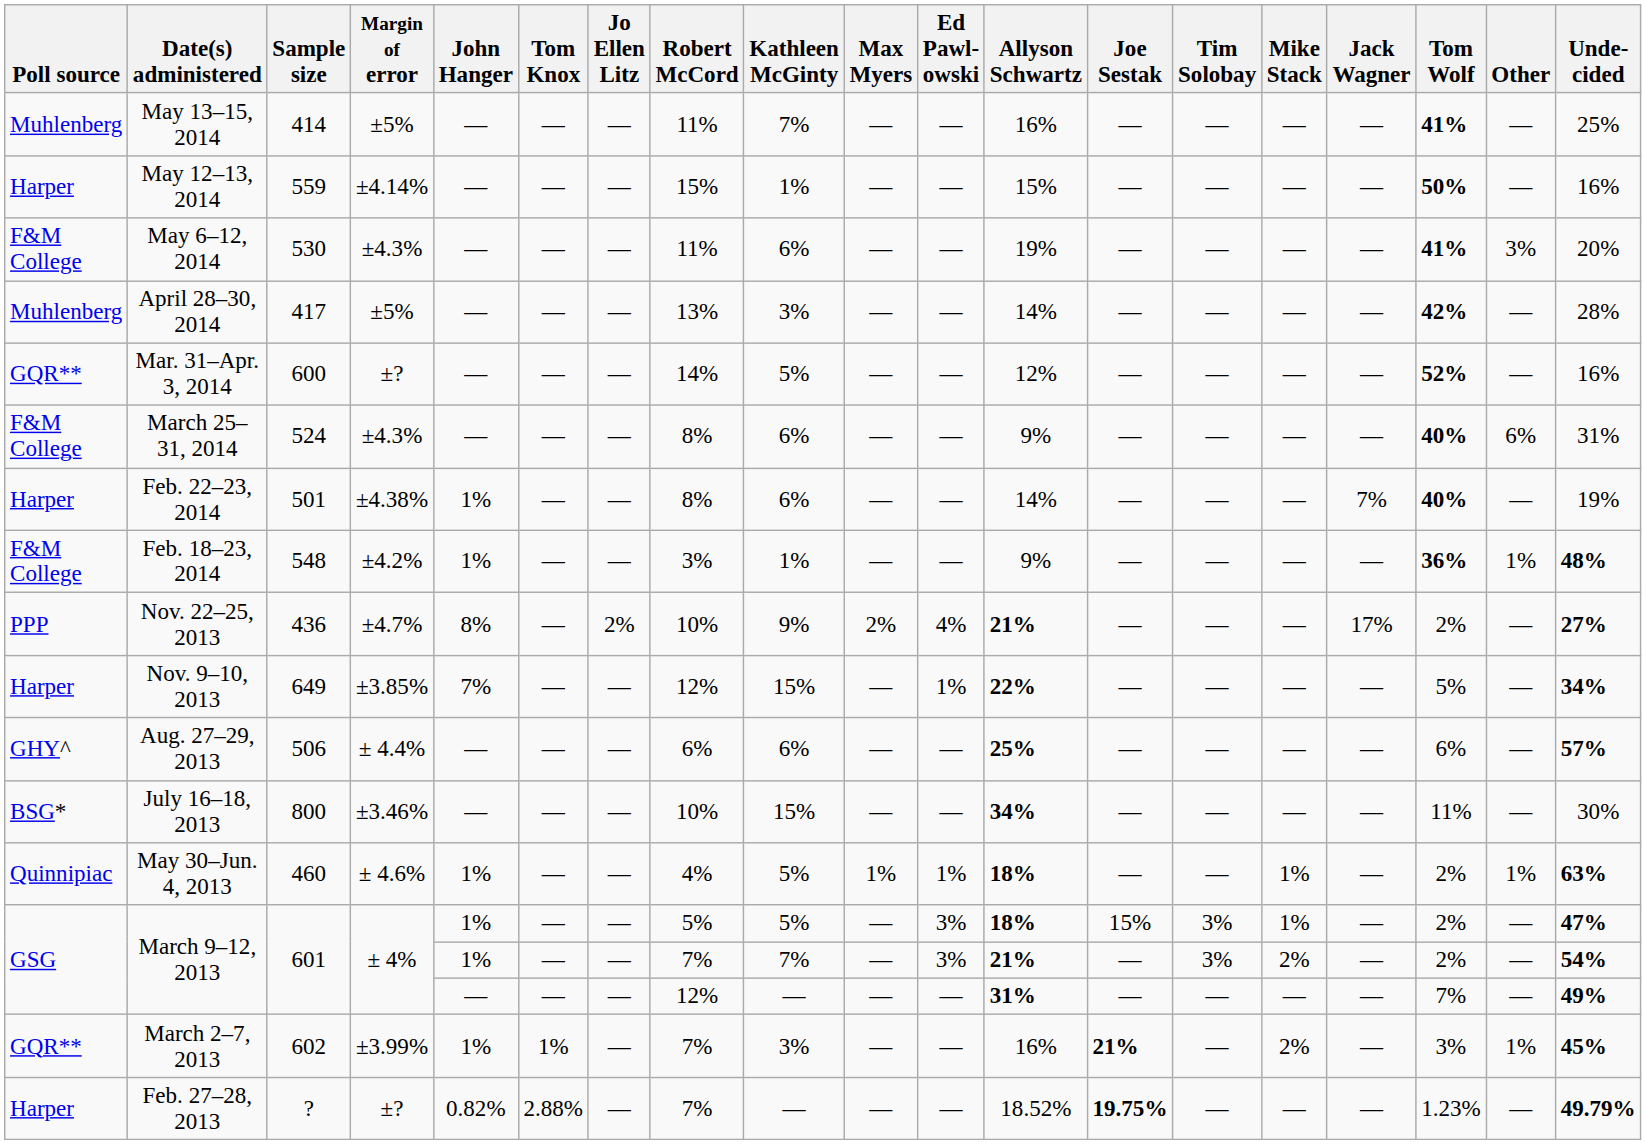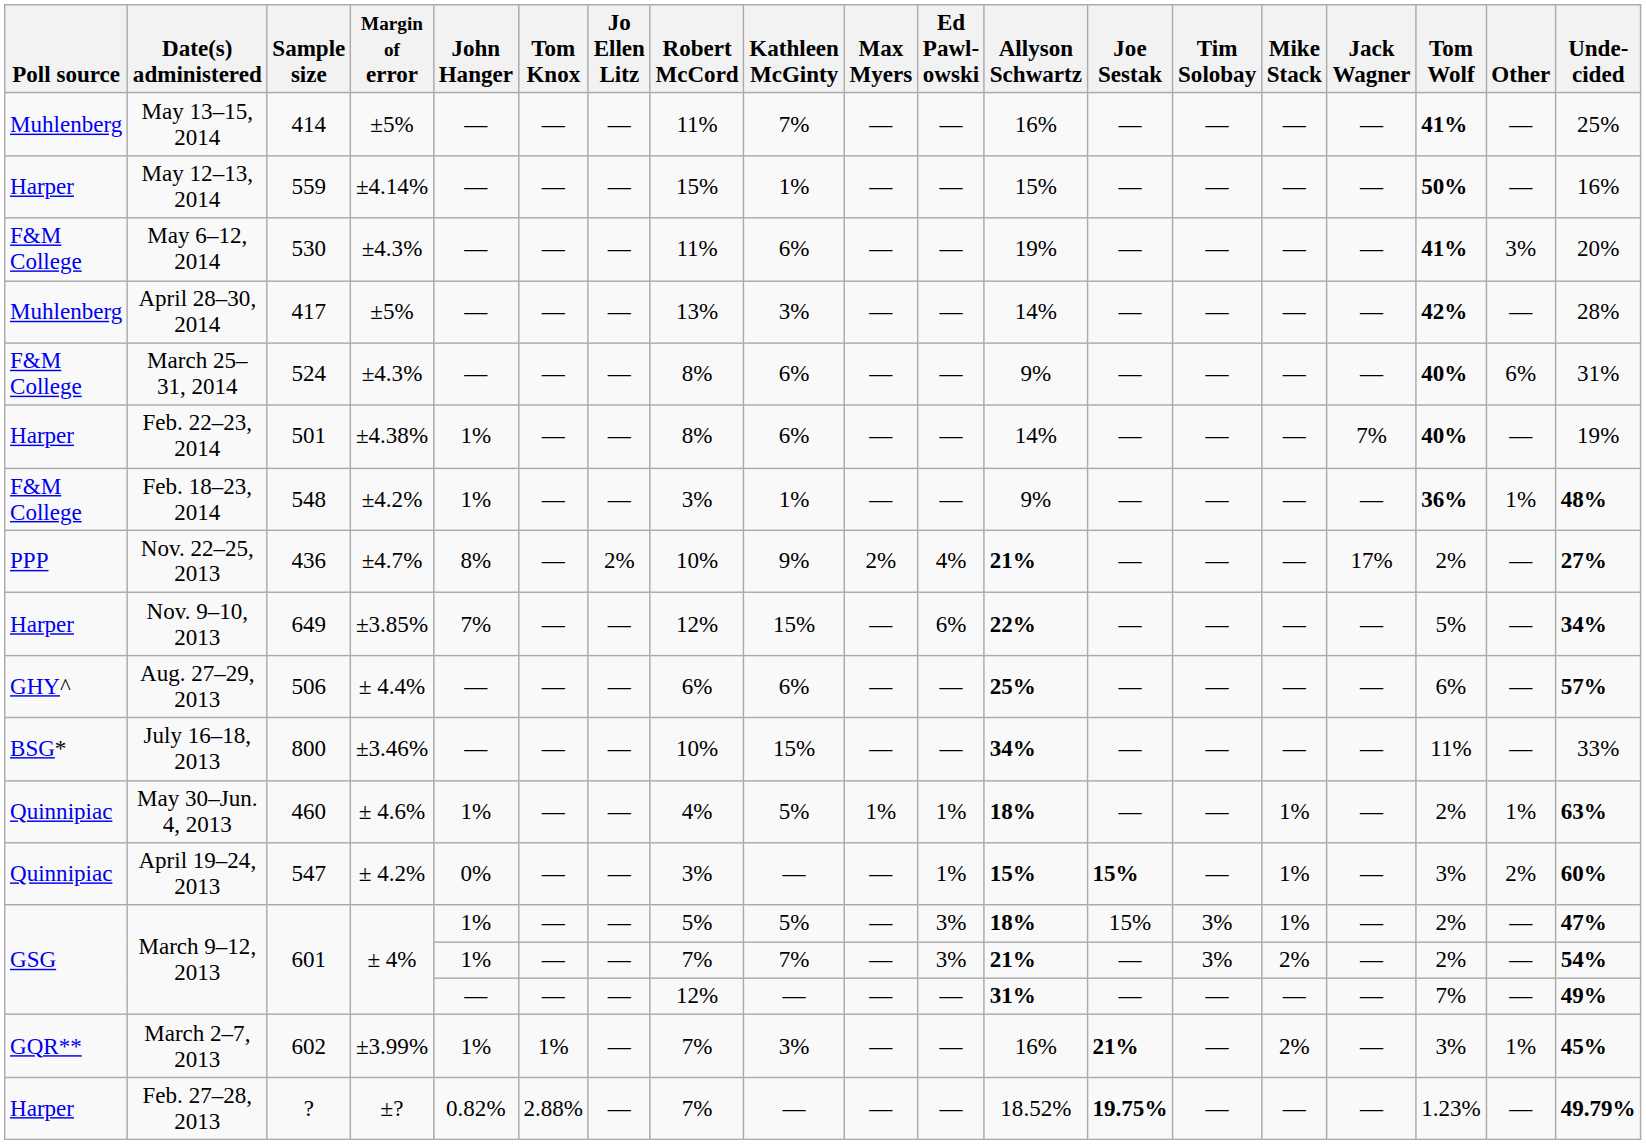- row: (197, 373)
(951, 686) 1% -> (951, 623) 6%
(1598, 811) 30% -> (1598, 748) 33%
+ row: (197, 873)
